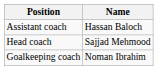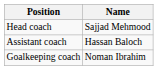rows swapped: (29, 42) <-> (37, 27)
